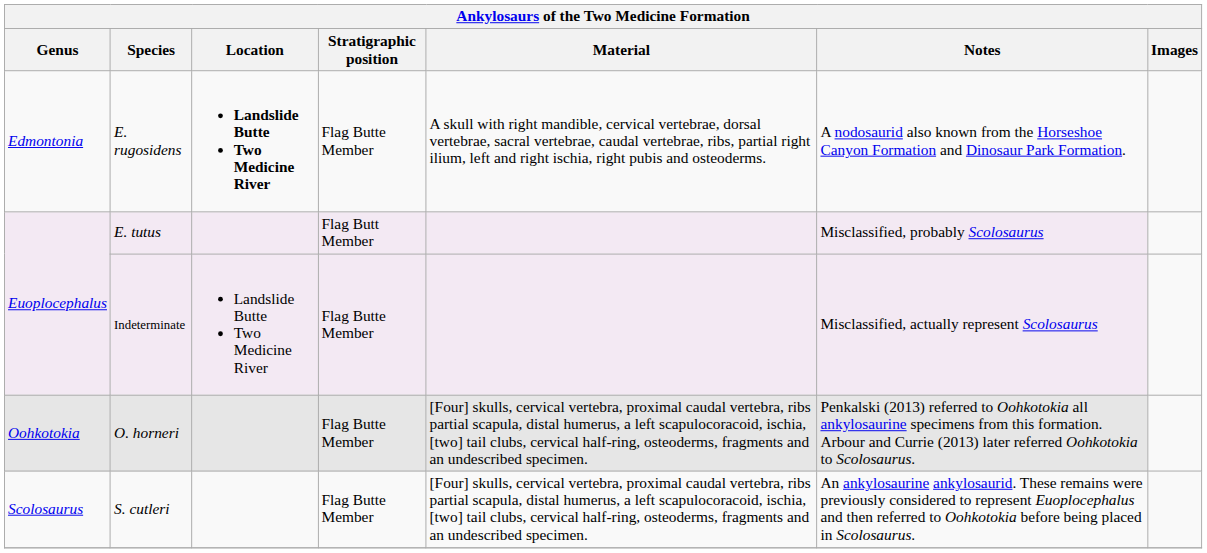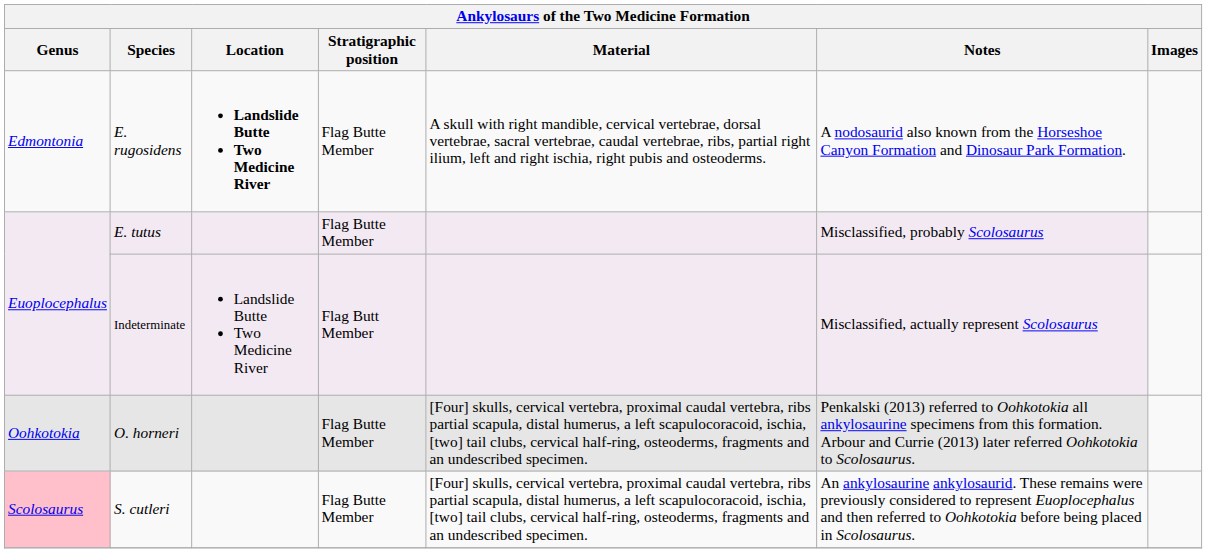(350, 232) Flag Butt Member -> (354, 232) Flag Butte Member
(354, 324) Flag Butte Member -> (350, 324) Flag Butt Member
(46, 509) no background -> (46, 509) pink background
